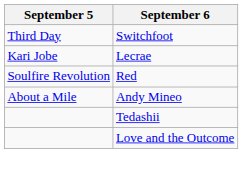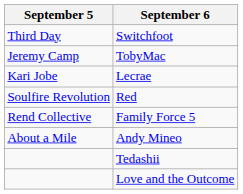+ row: (141, 55)
+ row: (156, 117)
